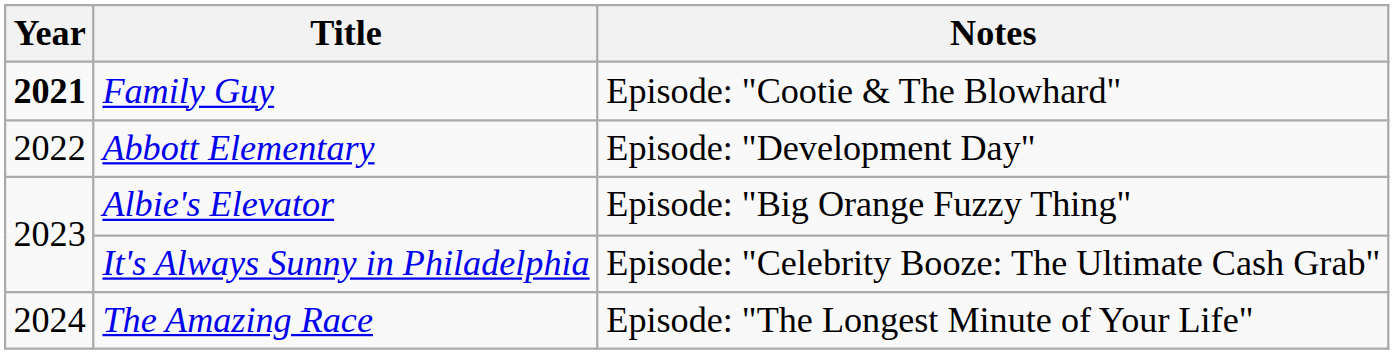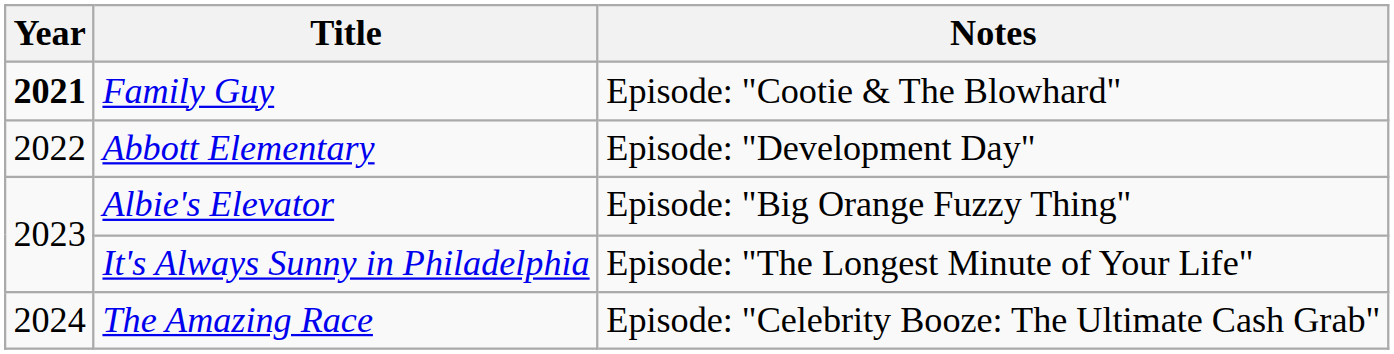(993, 262) Episode: "Celebrity Booze: The Ultimate Cash Grab" -> (930, 262) Episode: "The Longest Minute of Your Life"
(930, 319) Episode: "The Longest Minute of Your Life" -> (993, 319) Episode: "Celebrity Booze: The Ultimate Cash Grab"
